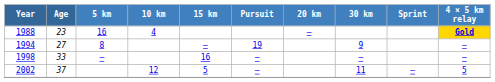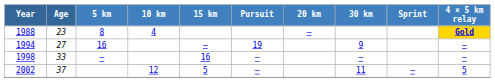(102, 33) 16 -> (102, 33) 8
(102, 46) 8 -> (102, 46) 16
